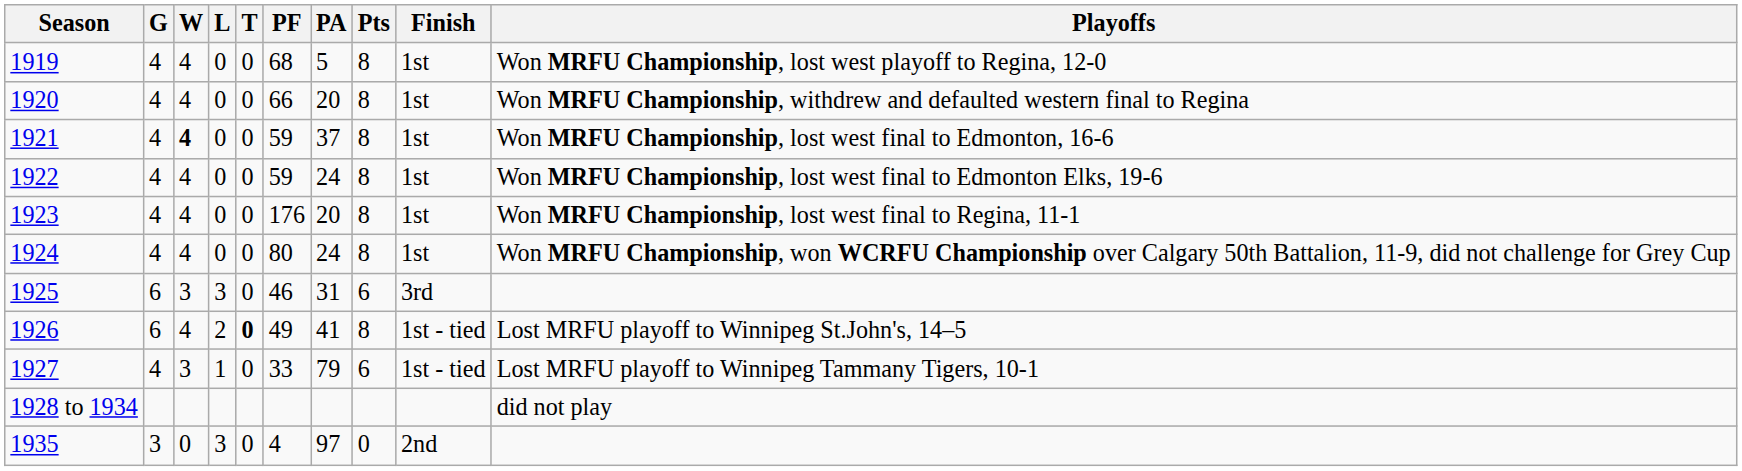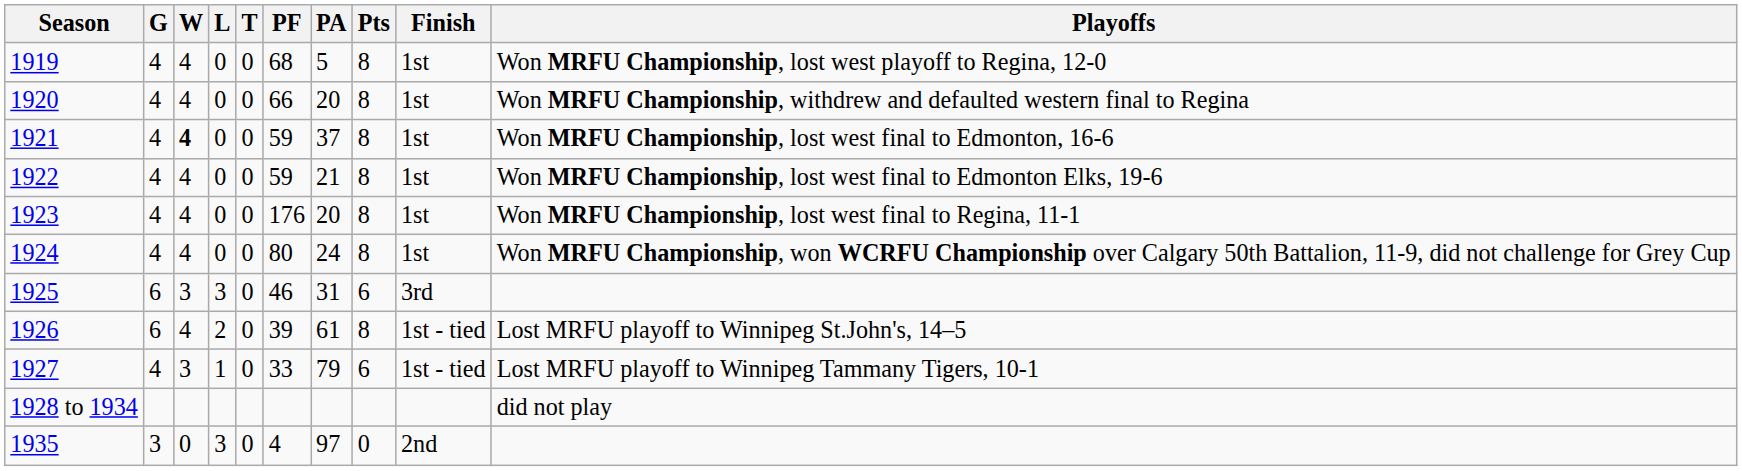(328, 176) 24 -> (328, 176) 21
(248, 330) bold -> (248, 330) normal
(281, 330) 49 -> (281, 330) 39
(328, 330) 41 -> (328, 330) 61
